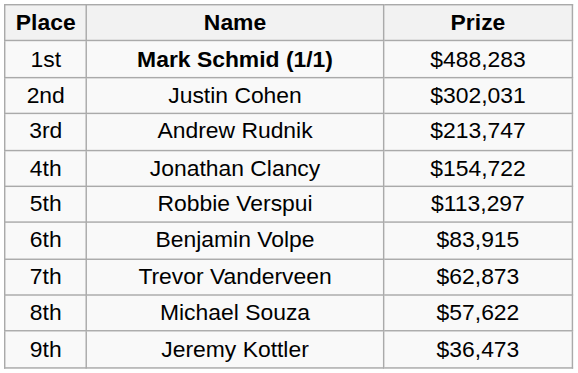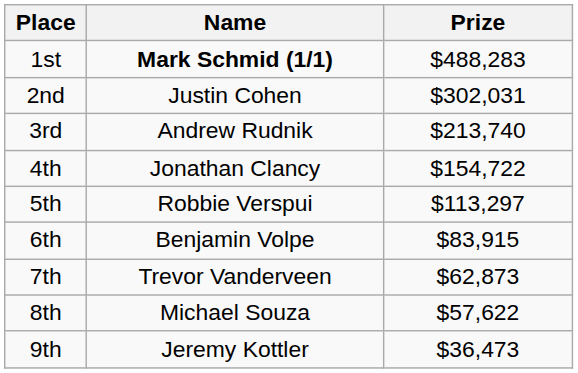(478, 131) $213,747 -> (478, 131) $213,740
